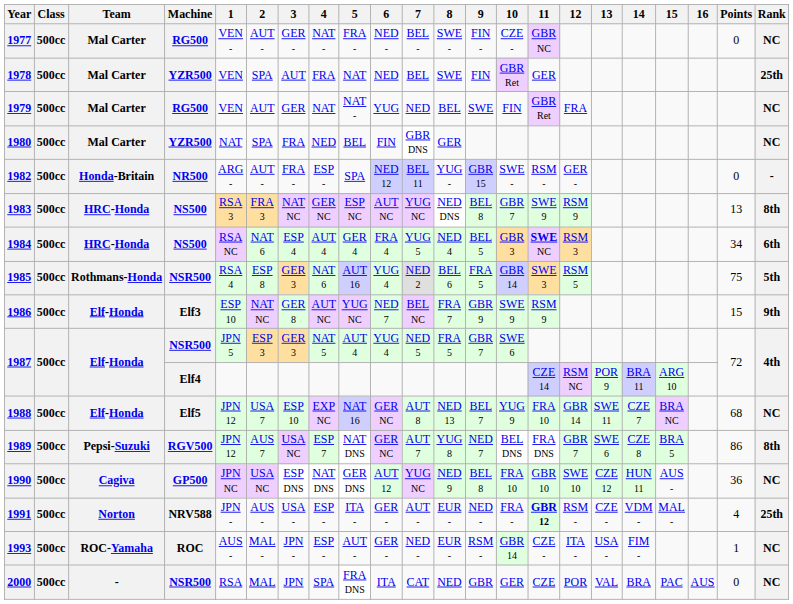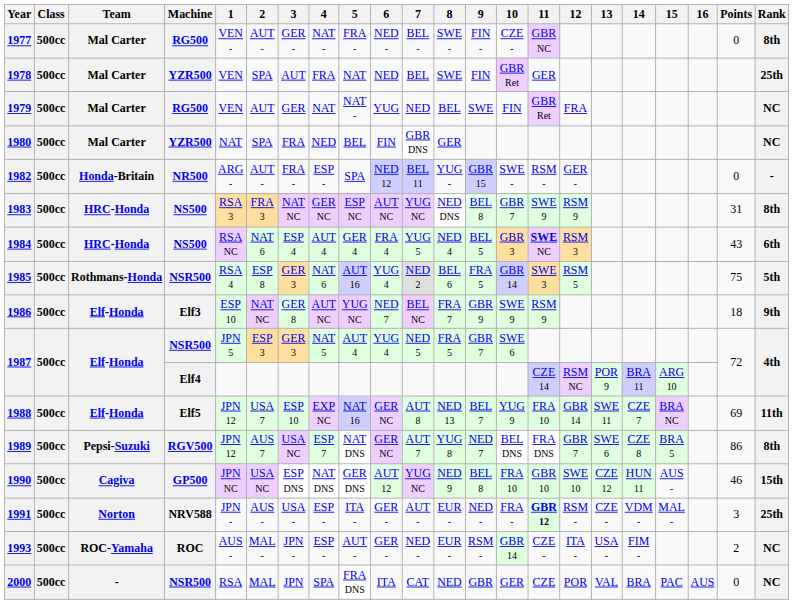(772, 40) NC -> (772, 40) 8th
(736, 209) 13 -> (736, 209) 31
(736, 243) 34 -> (736, 243) 43
(736, 311) 15 -> (736, 311) 18
(736, 412) 68 -> (736, 412) 69
(772, 412) NC -> (772, 412) 11th
(736, 480) 36 -> (736, 480) 46
(772, 480) NC -> (772, 480) 15th
(736, 514) 4 -> (736, 514) 3
(736, 548) 1 -> (736, 548) 2
